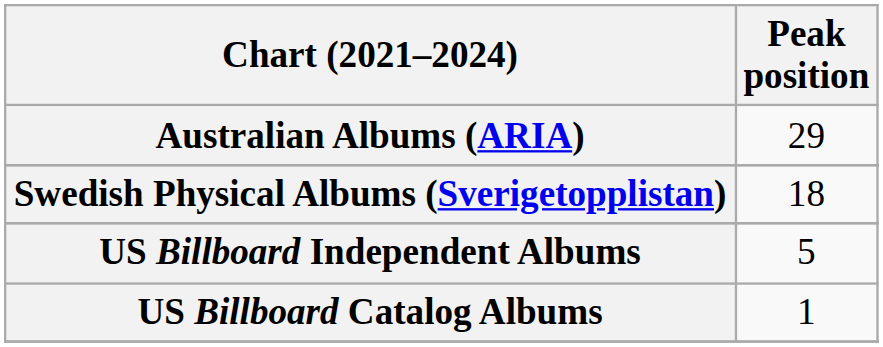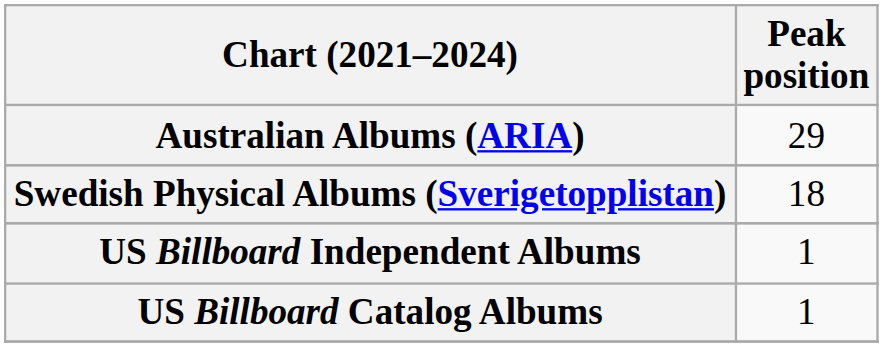(806, 252) 5 -> (806, 252) 1
